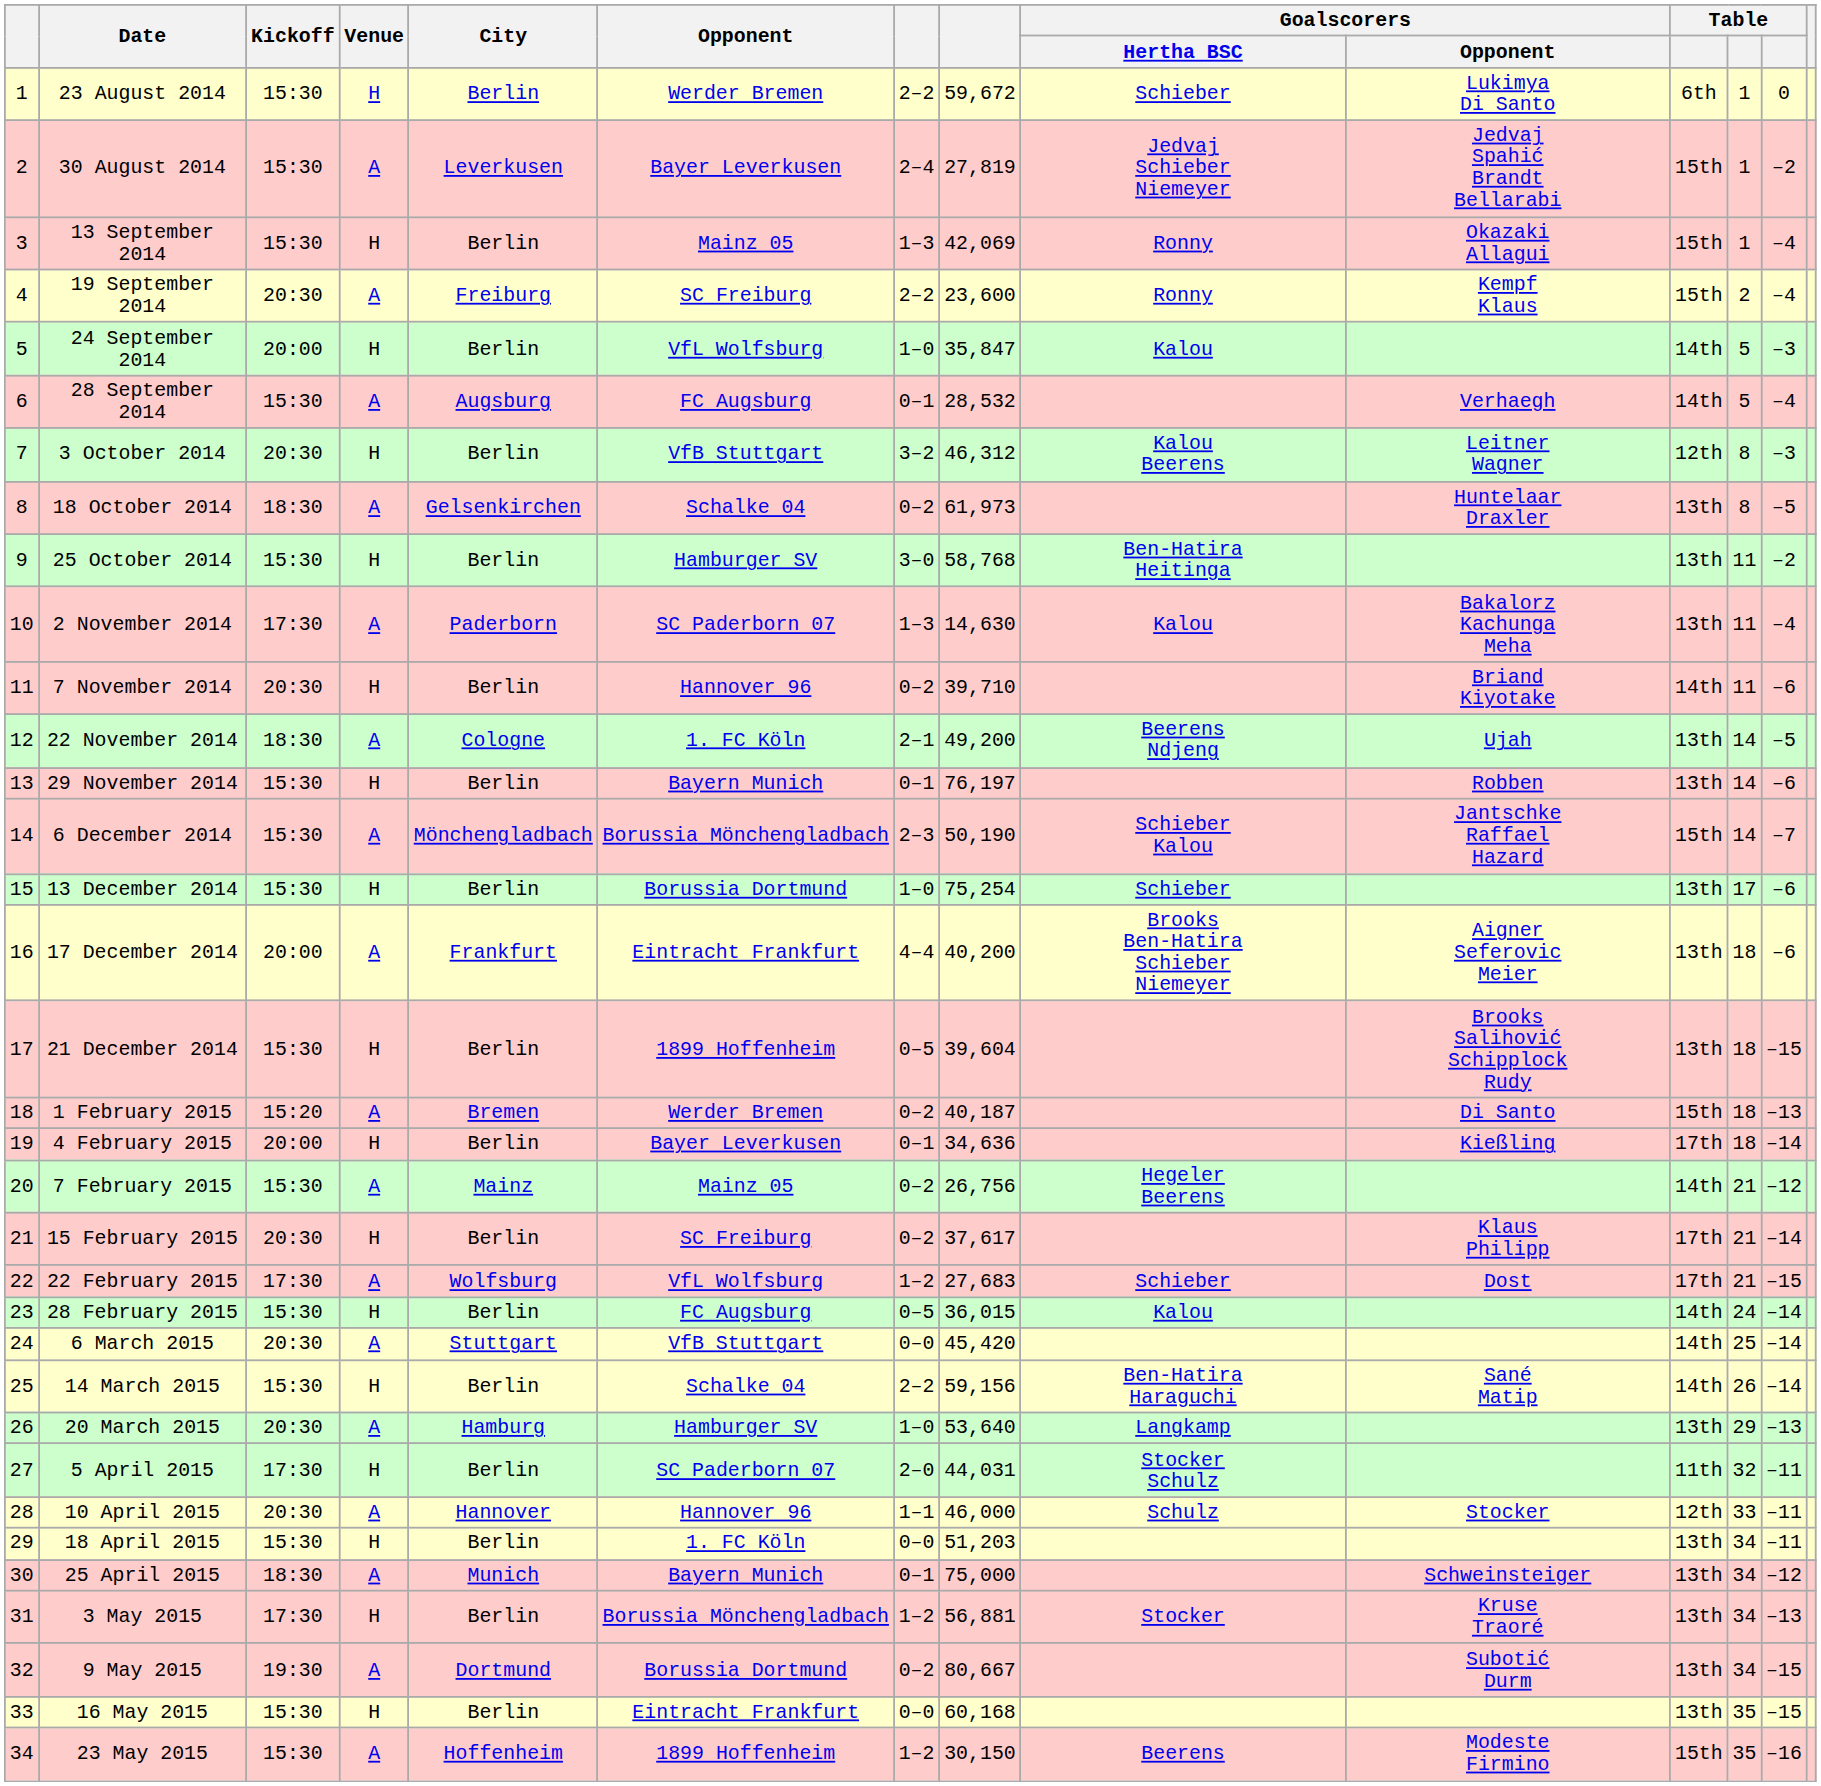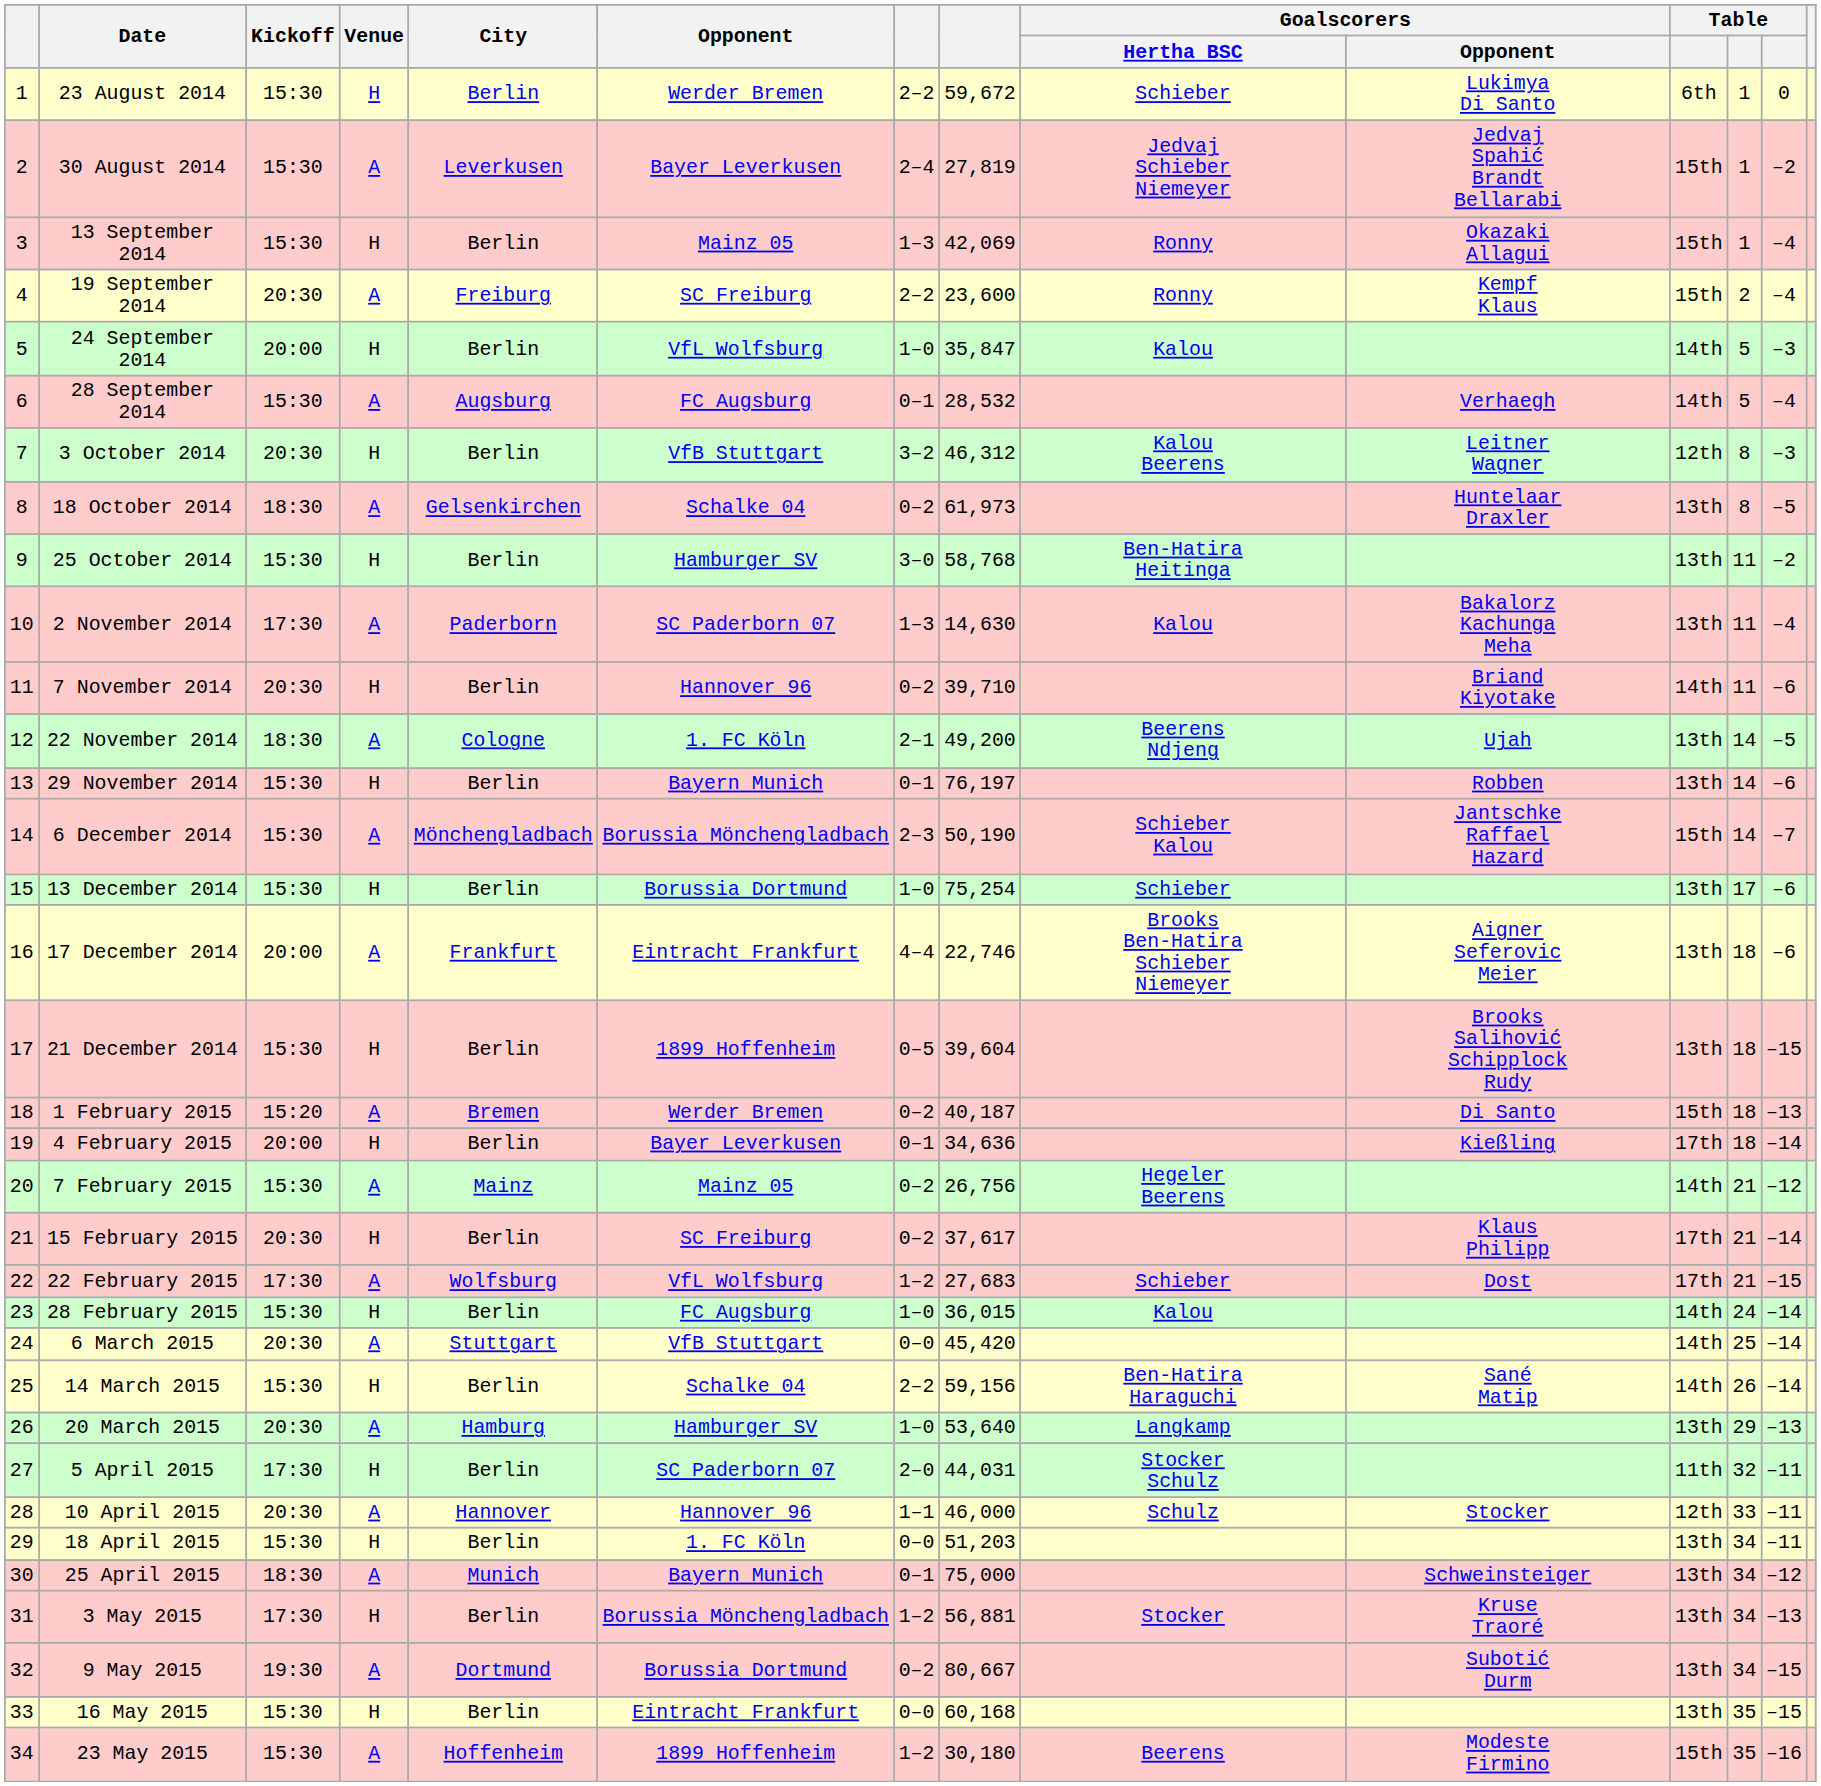(980, 953) 40,200 -> (980, 953) 22,746
(917, 1313) 0–5 -> (917, 1313) 1–0
(980, 1754) 30,150 -> (980, 1754) 30,180
